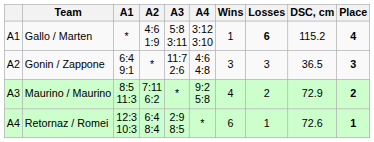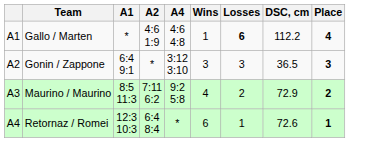- column: (177, 13)
(202, 36) 3:12 3:10 -> (177, 36) 4:6 4:8
(312, 36) 115.2 -> (287, 36) 112.2
(202, 65) 4:6 4:8 -> (177, 65) 3:12 3:10
